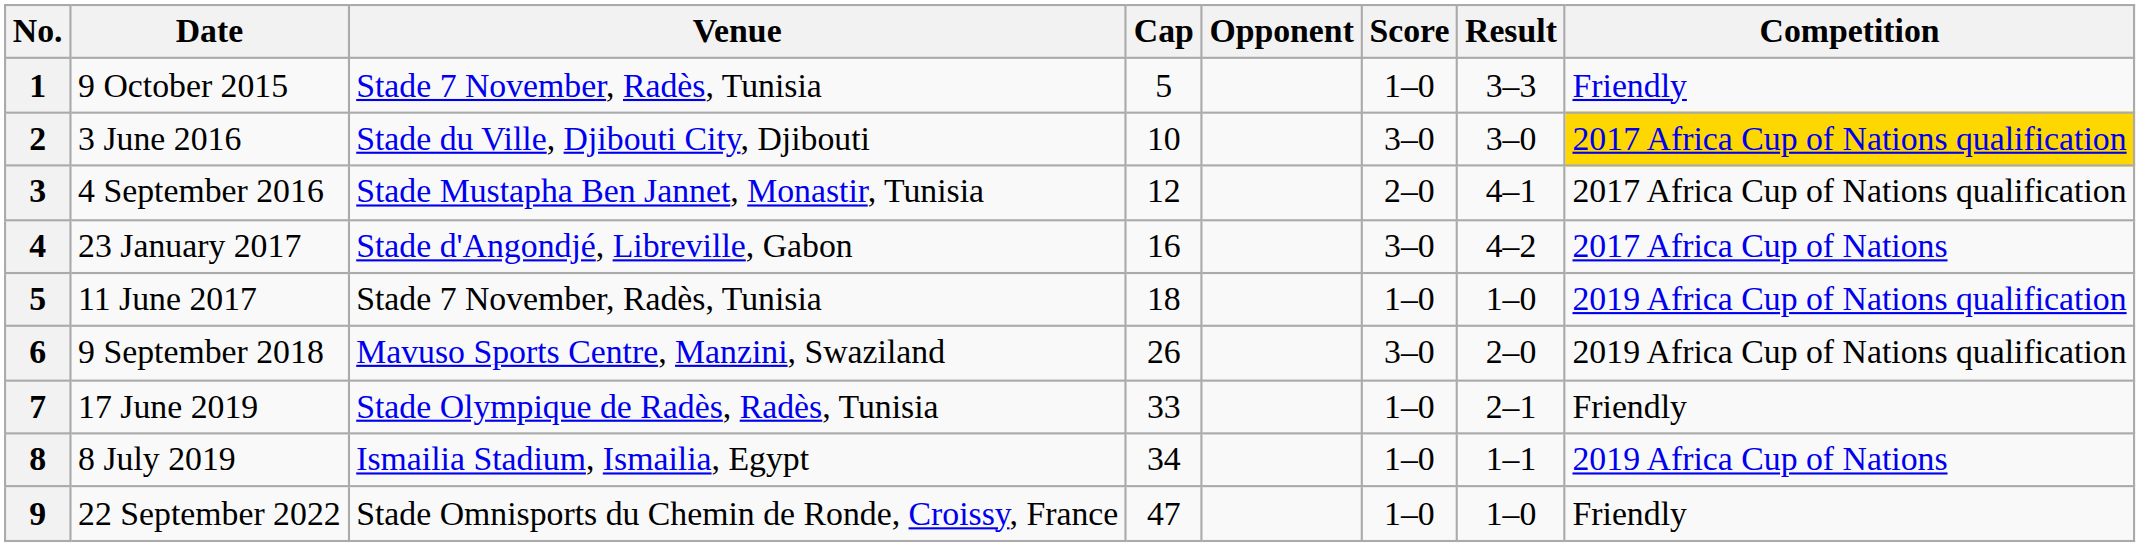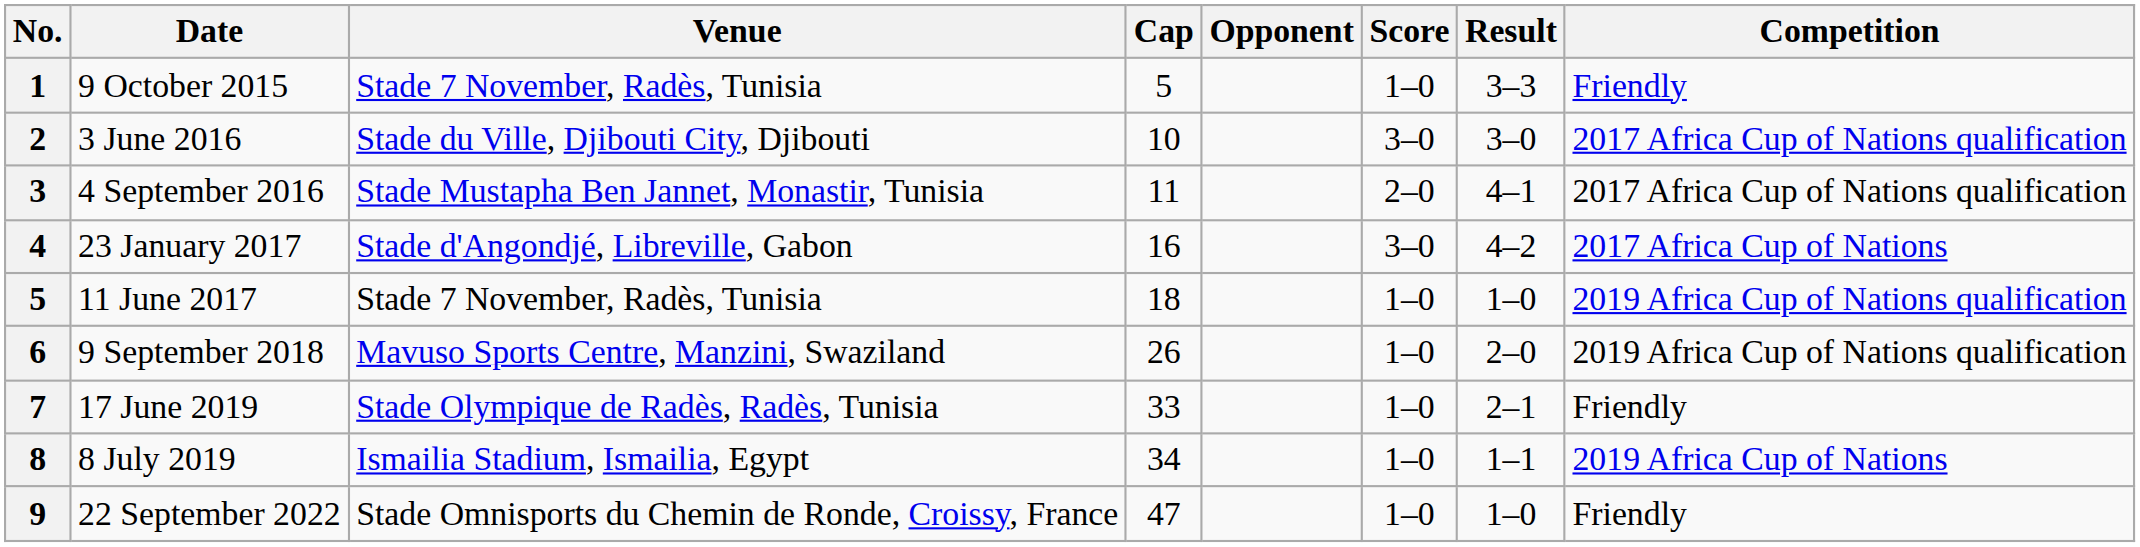(1850, 138) gold background -> (1850, 138) no background
(1164, 191) 12 -> (1164, 191) 11
(1409, 352) 3–0 -> (1409, 352) 1–0
